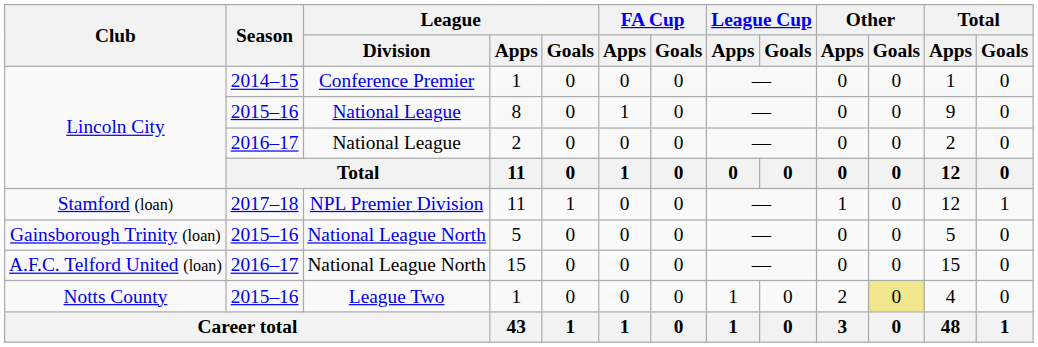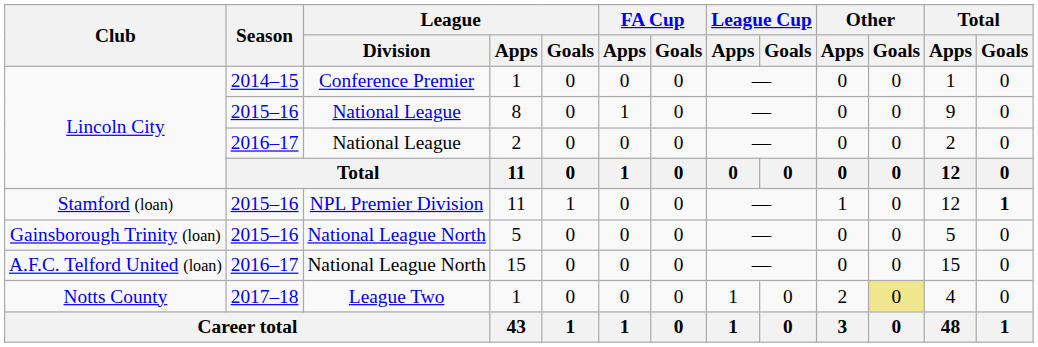(265, 204) 2017–18 -> (265, 204) 2015–16
(1005, 204) normal -> (1005, 204) bold
(265, 296) 2015–16 -> (265, 296) 2017–18
